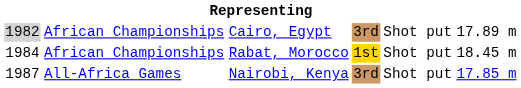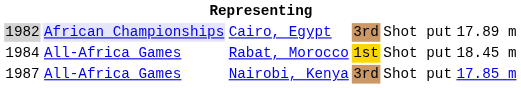(134, 32) no background -> (134, 32) lavender background
(134, 53) African Championships -> (113, 53) All-Africa Games
